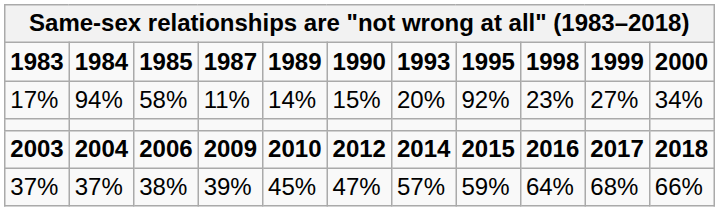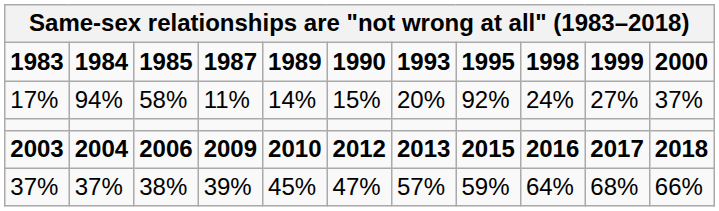(550, 99) 23% -> (550, 99) 24%
(679, 99) 34% -> (679, 99) 37%
(424, 148) 2014 -> (424, 148) 2013
